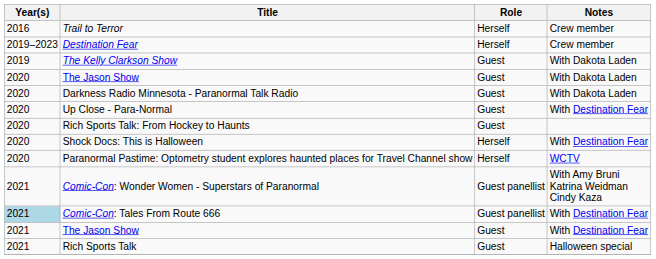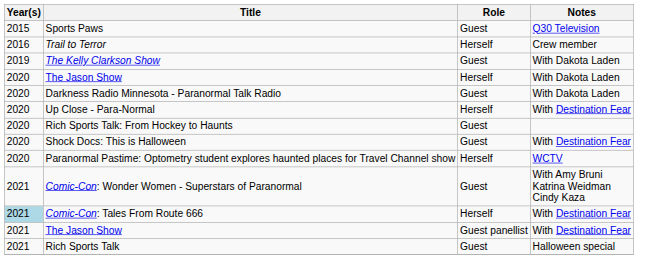+ row: (74, 28)
- row: (100, 45)
(491, 77) Guest -> (476, 77) Herself
(491, 110) Guest -> (476, 110) Herself
(493, 142) Herself -> (474, 142) Guest
(511, 186) Guest panellist -> (474, 186) Guest
(511, 214) Guest panellist -> (476, 214) Herself
(491, 230) Guest -> (494, 230) Guest panellist
